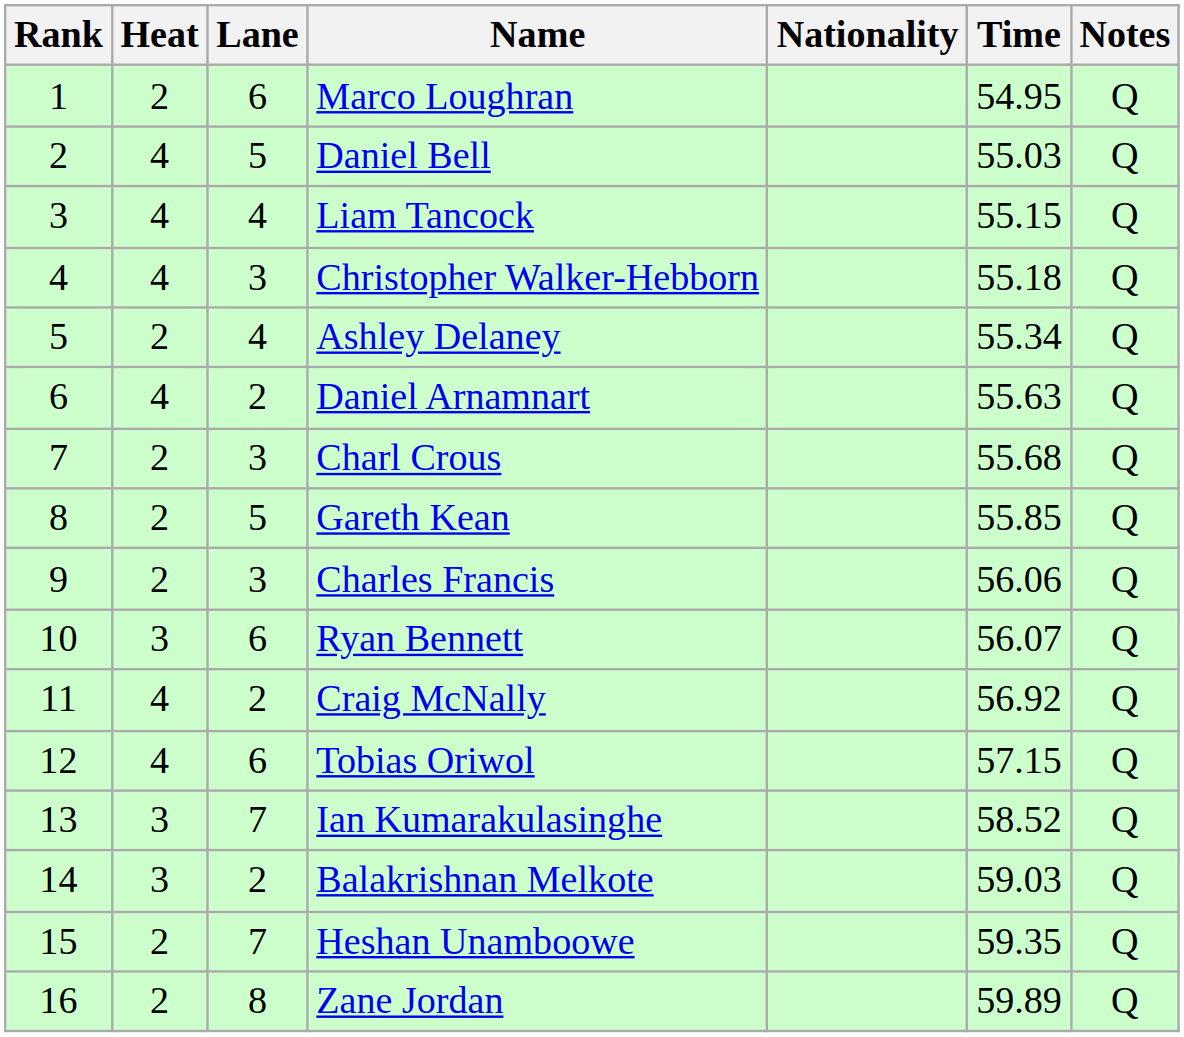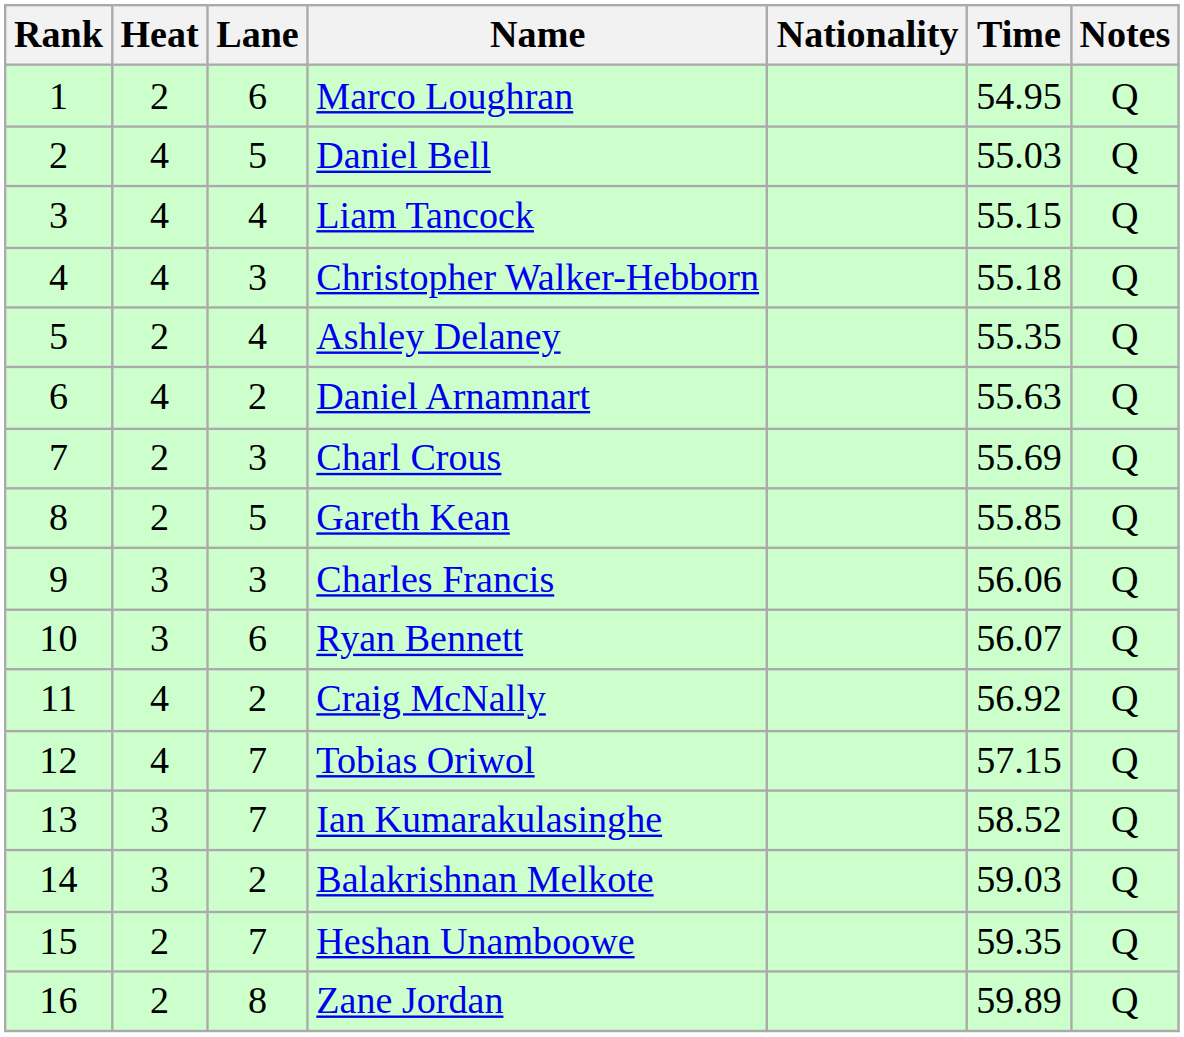(1019, 336) 55.34 -> (1019, 336) 55.35
(1019, 457) 55.68 -> (1019, 457) 55.69
(160, 578) 2 -> (160, 578) 3
(257, 759) 6 -> (257, 759) 7
